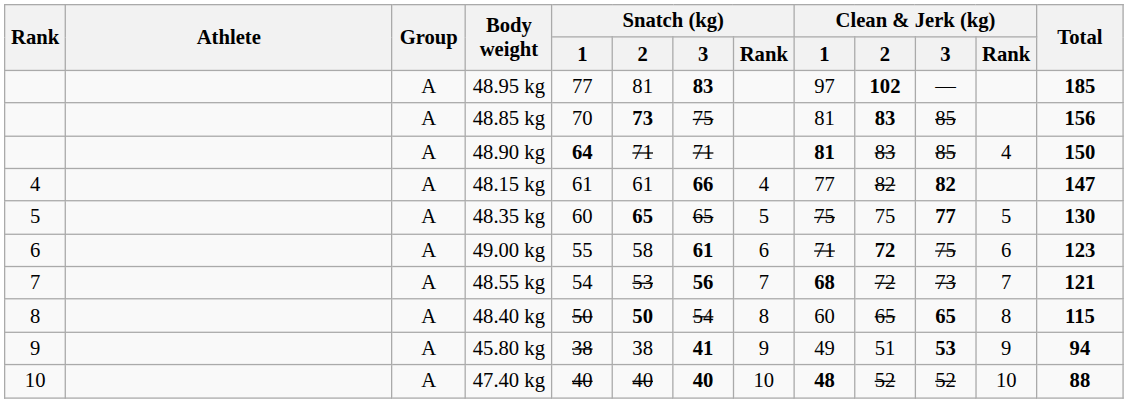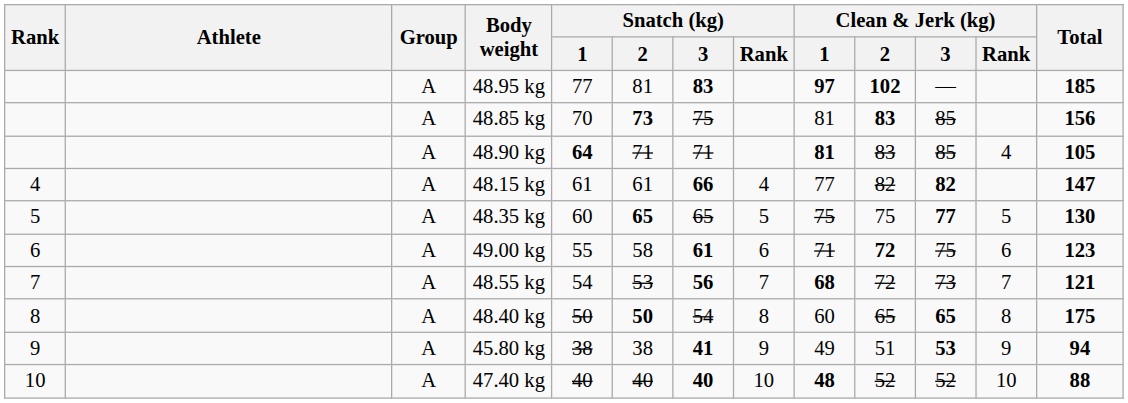(825, 86) normal -> (825, 86) bold
(1080, 151) 150 -> (1080, 151) 105
(1080, 315) 115 -> (1080, 315) 175
